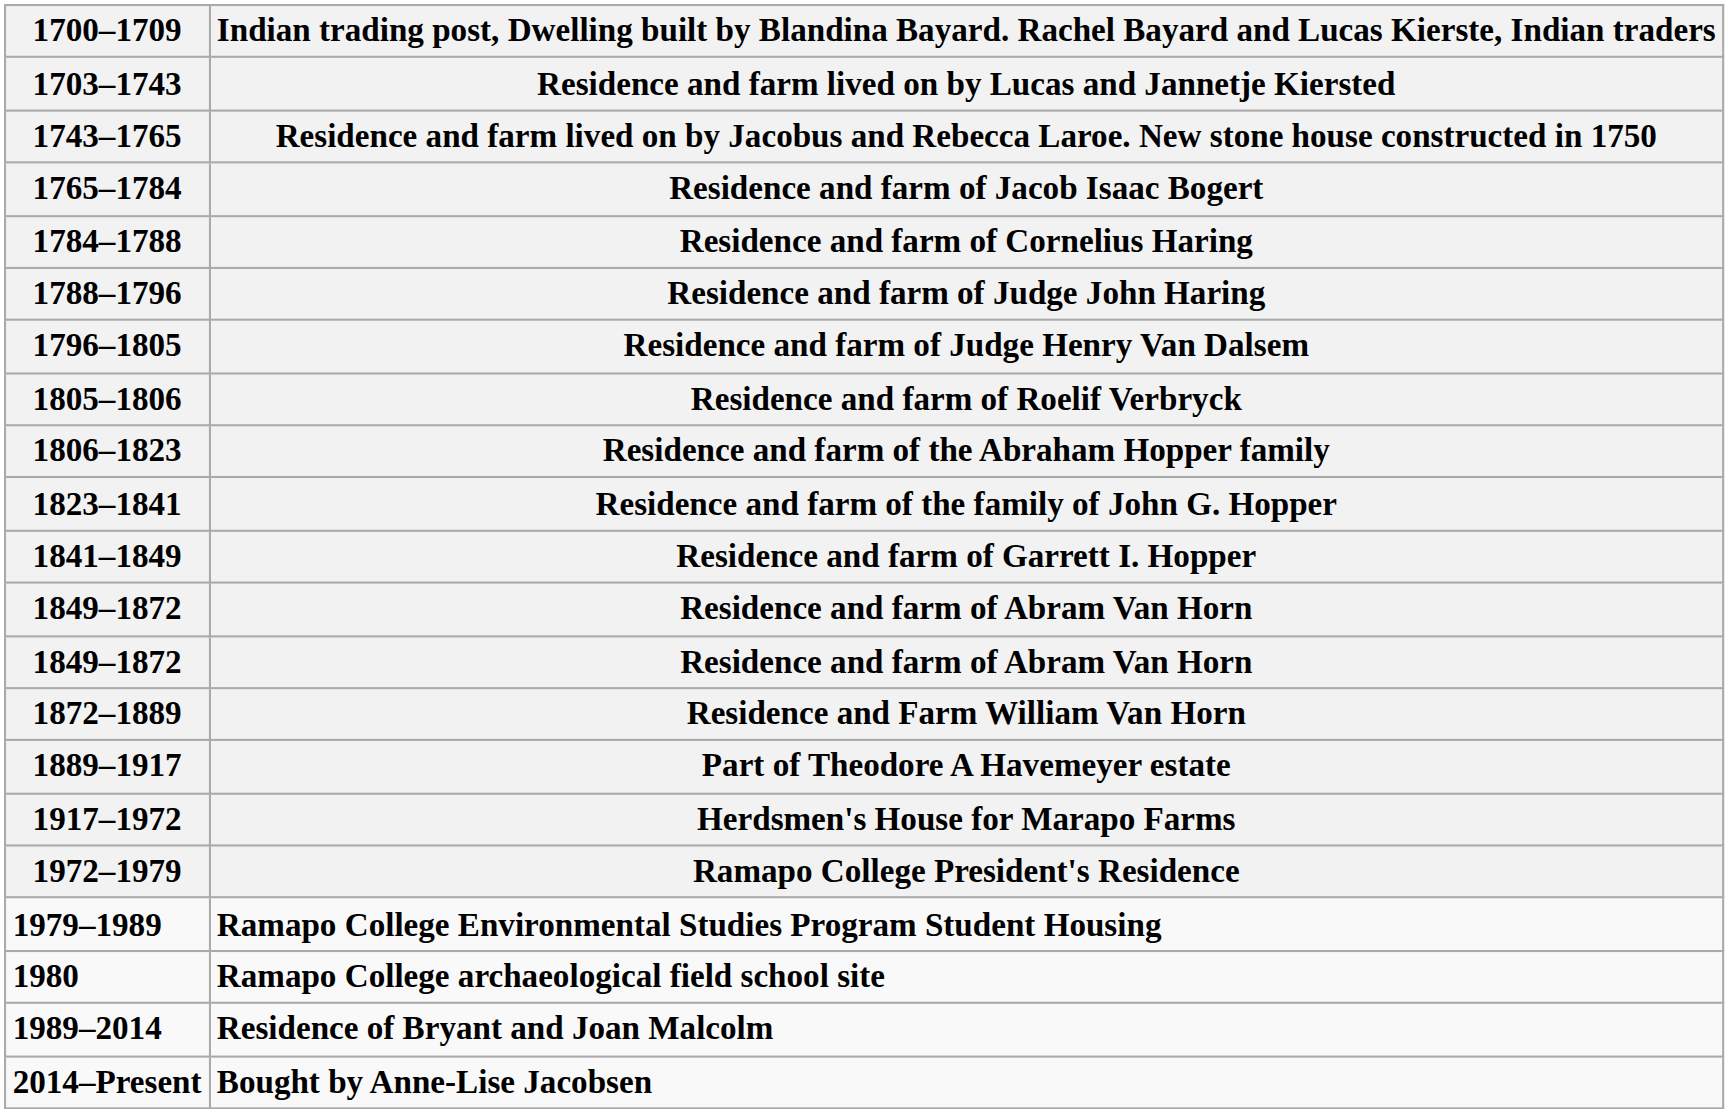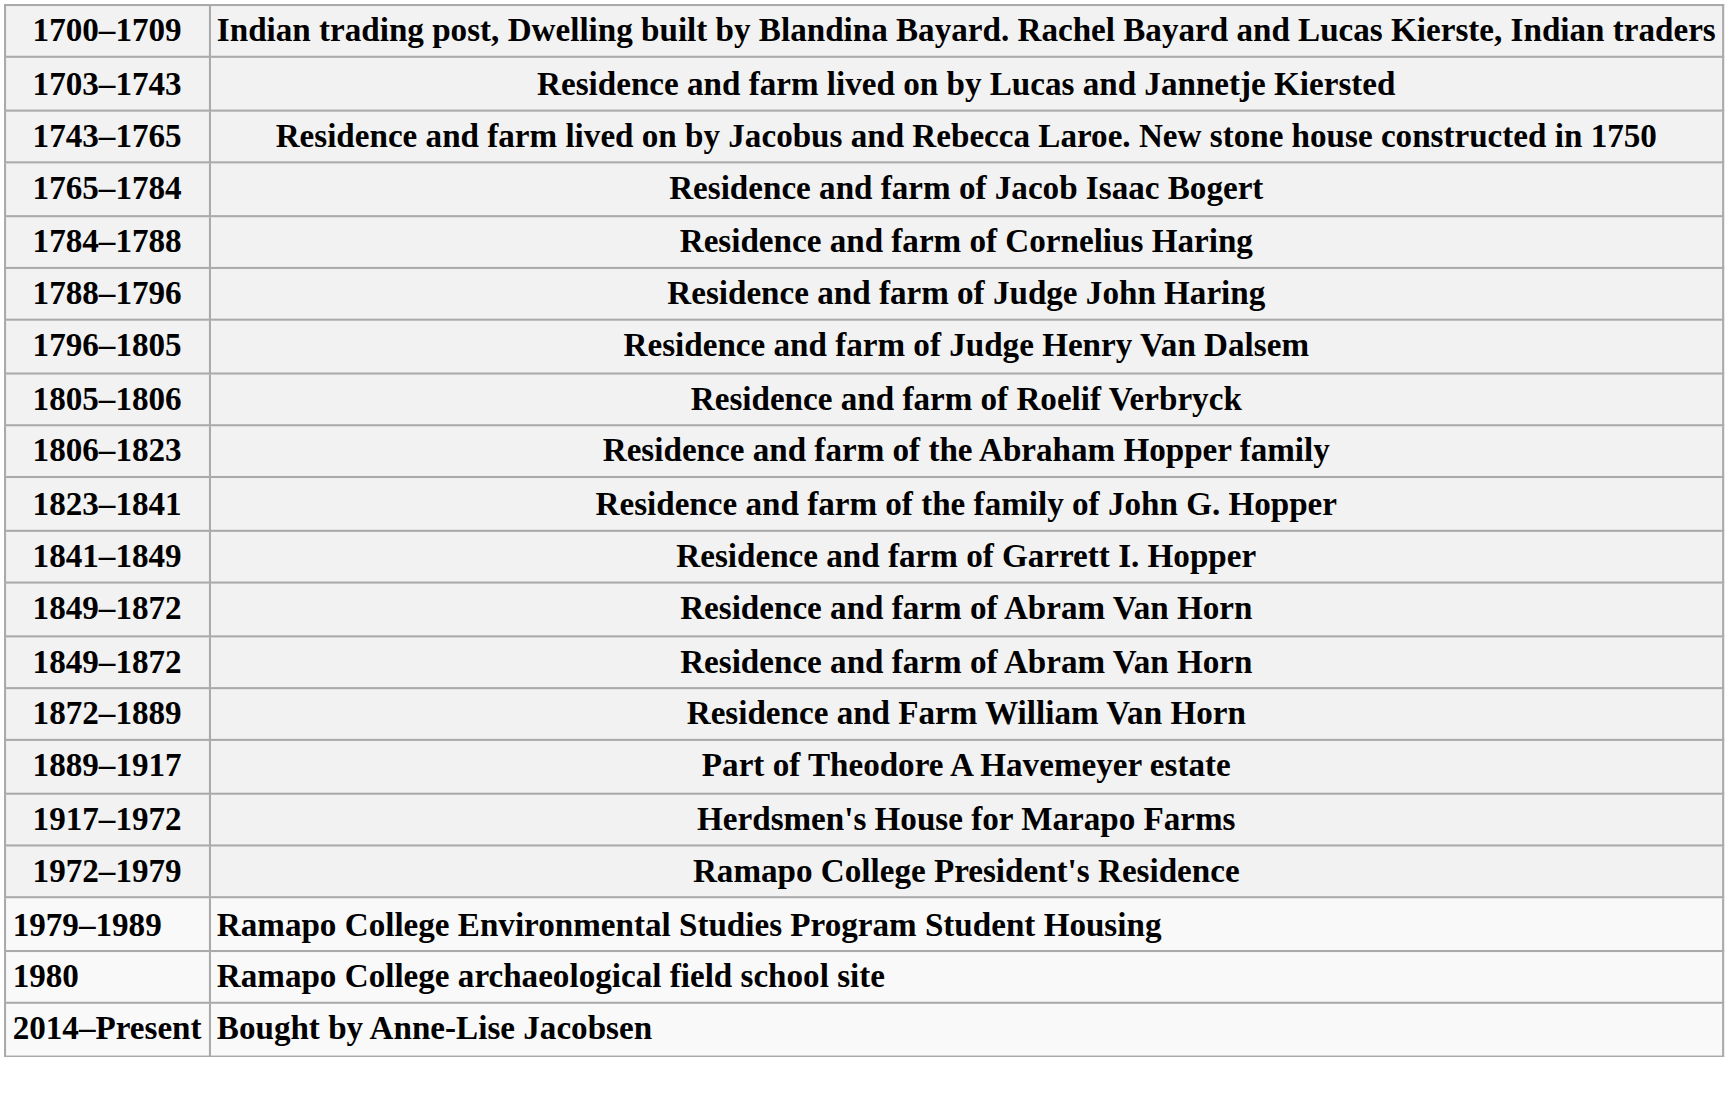- row: (495, 1028)
